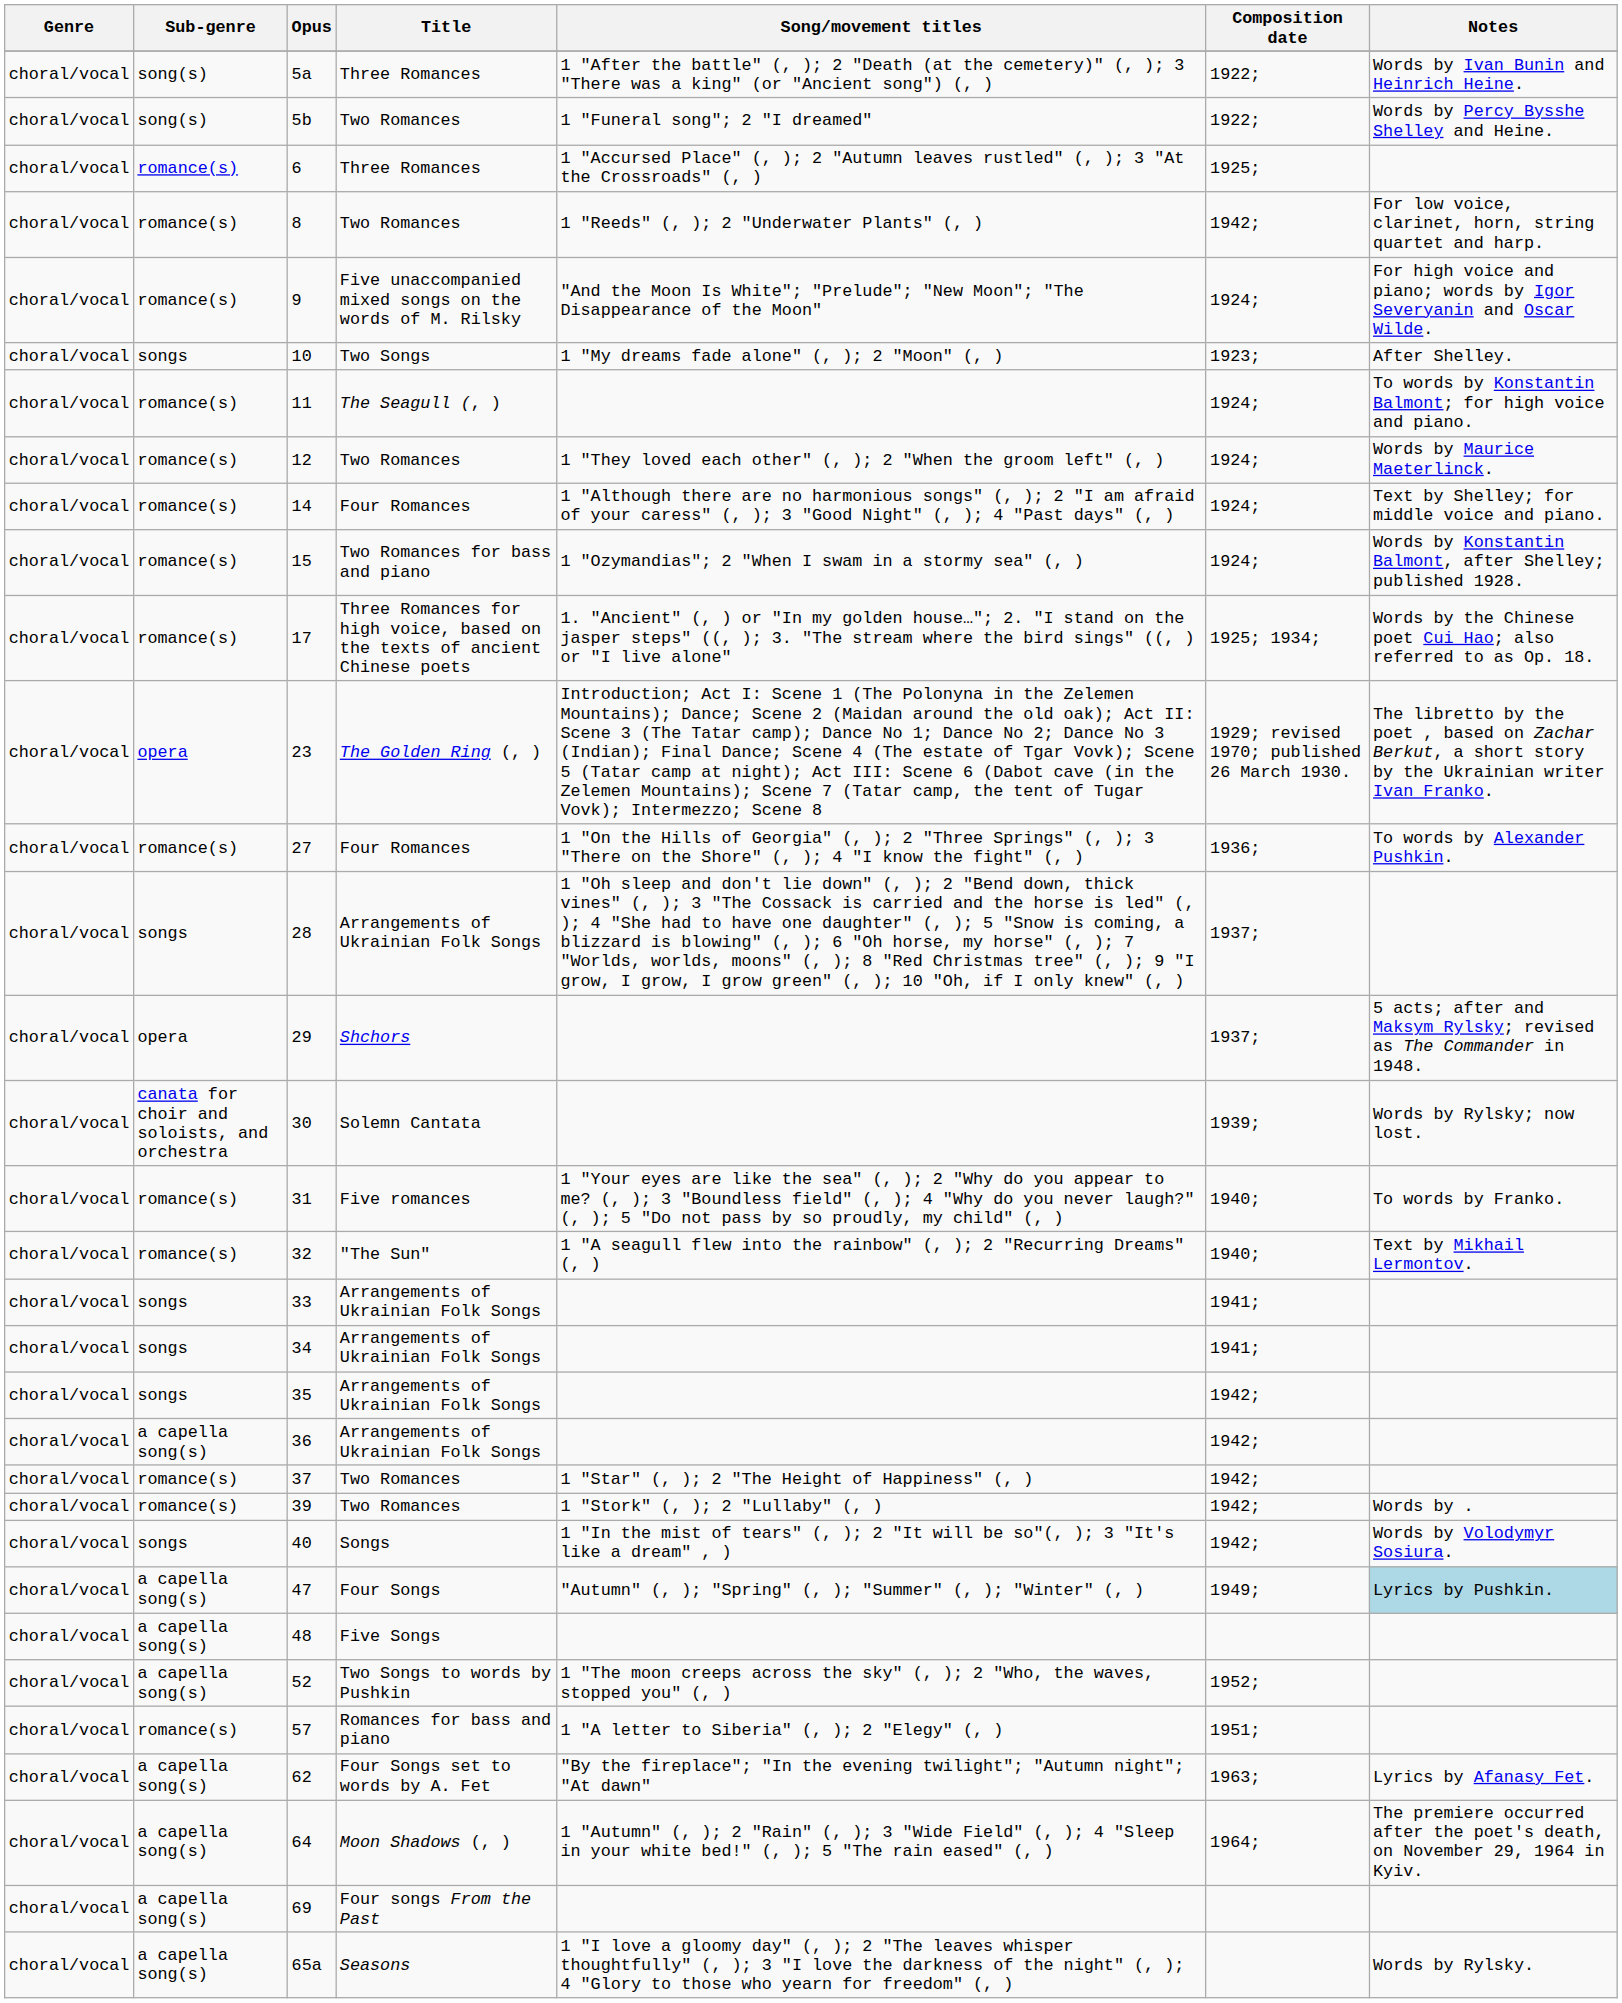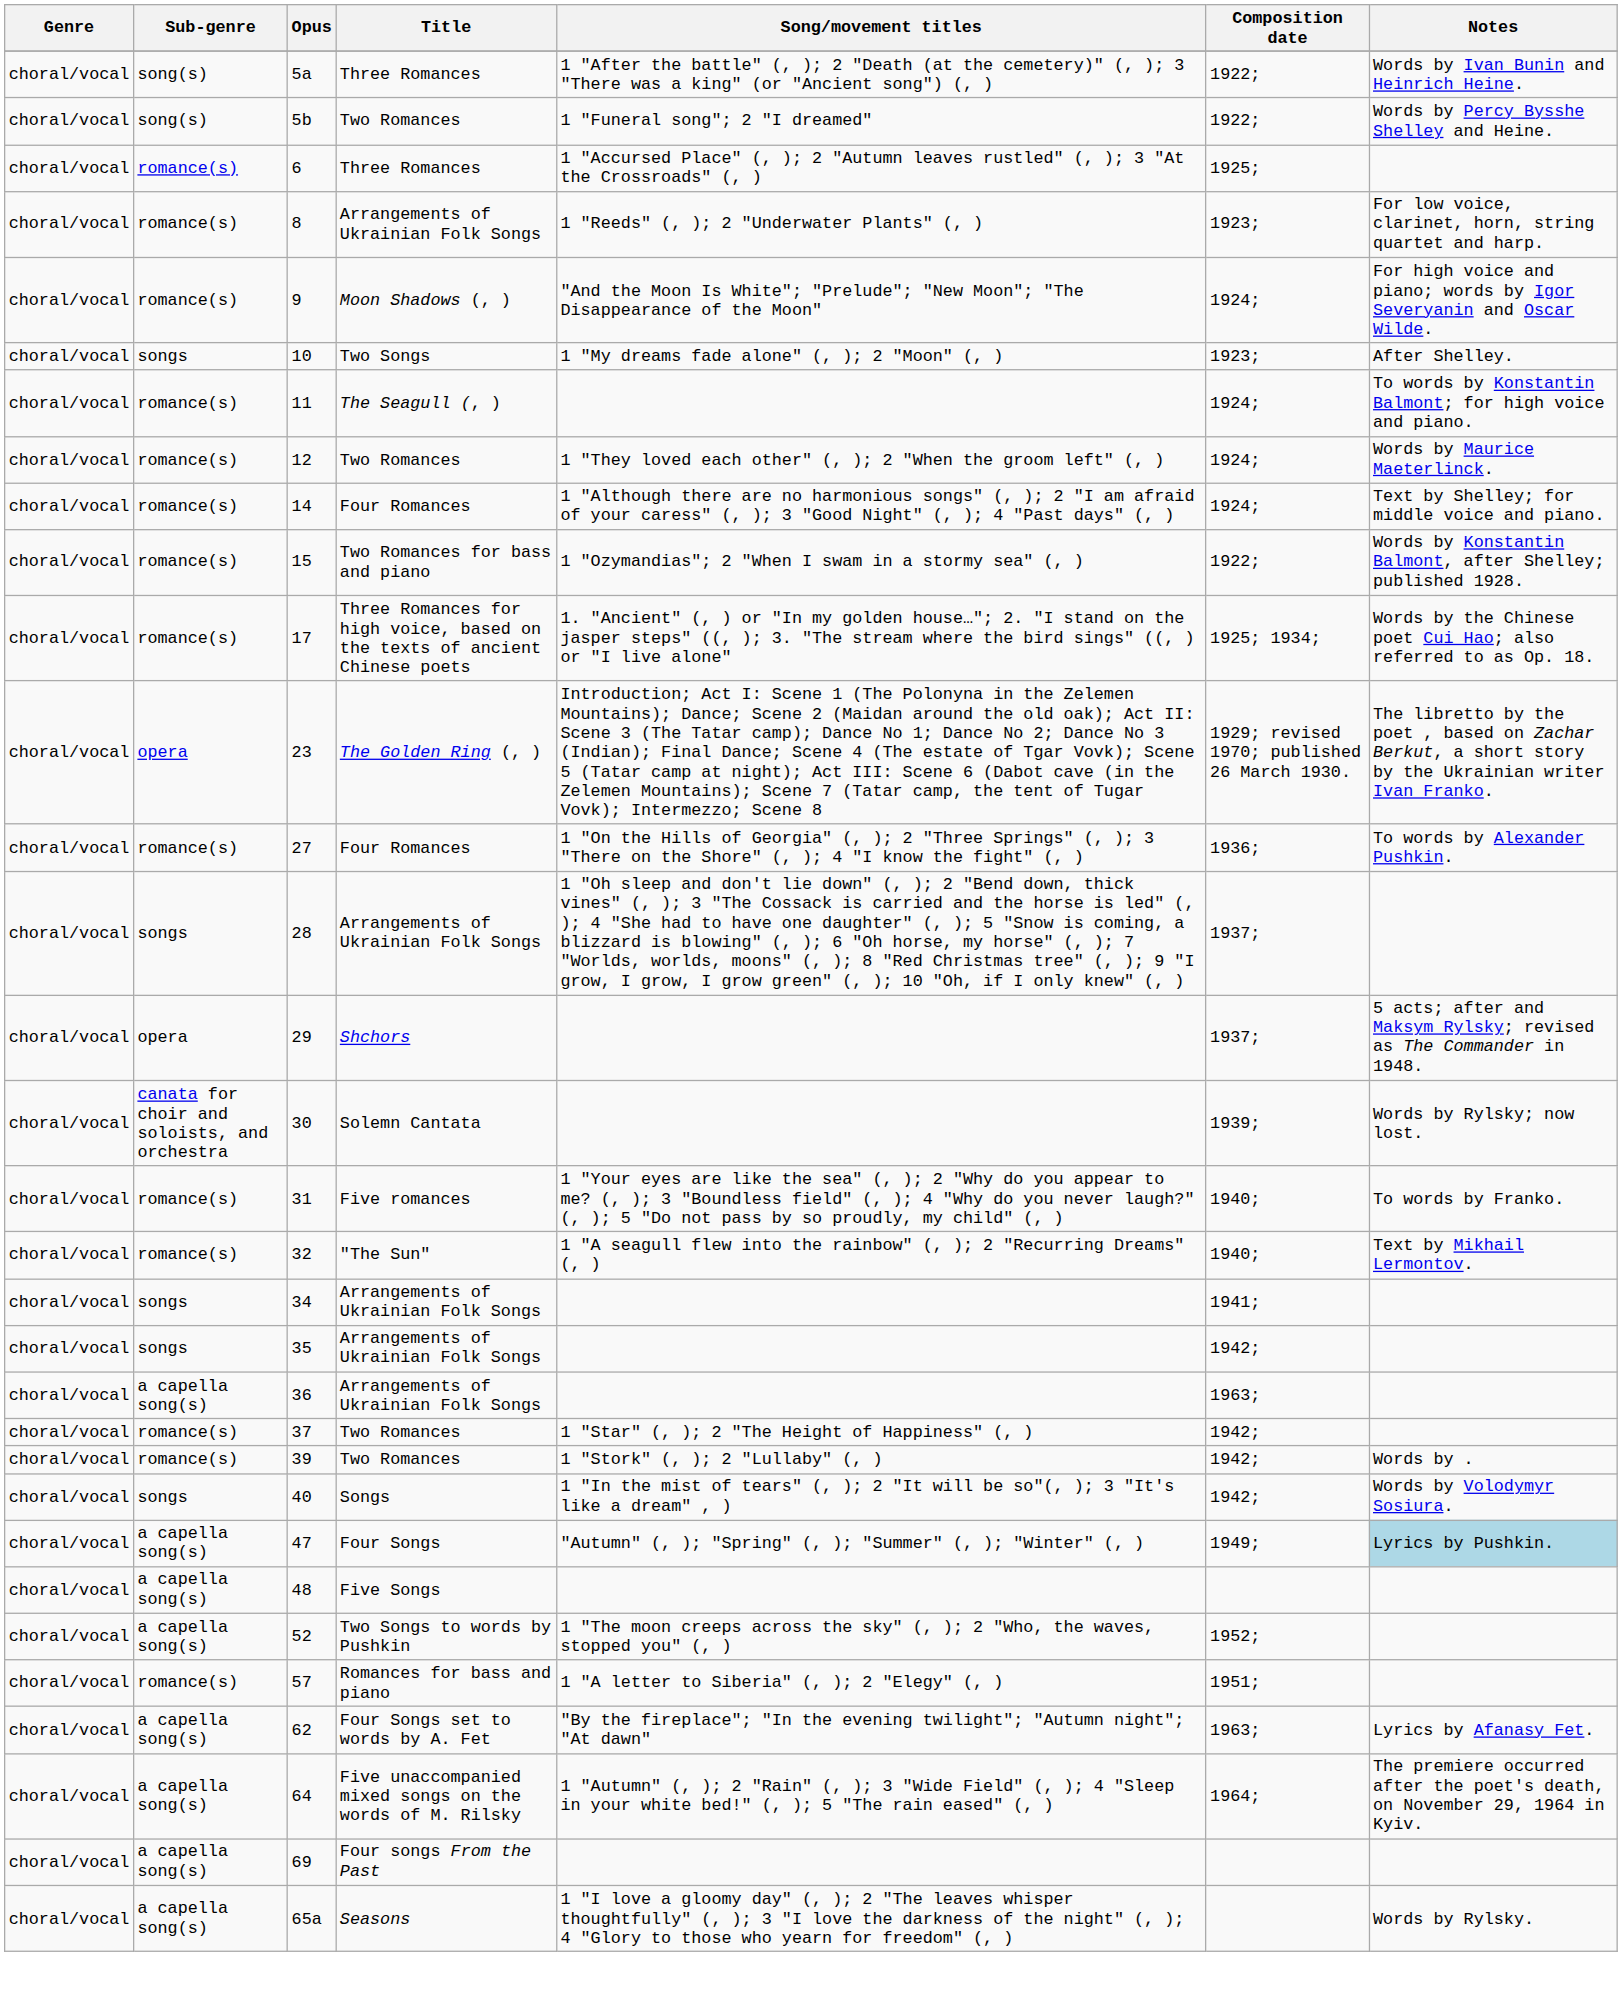(400, 224) Two Romances -> (440, 224) Arrangements of Ukrainian Folk Songs
(1235, 224) 1942; -> (1235, 224) 1923;
(430, 300) Five unaccompanied mixed songs on the words of M. Rilsky -> (425, 300) Moon Shadows (, )
(1235, 563) 1924; -> (1235, 563) 1922;
- row: (302, 1302)
(1235, 1442) 1942; -> (1235, 1395) 1963;
(425, 1843) Moon Shadows (, ) -> (430, 1796) Five unaccompanied mixed songs on the words of M. Rilsky
